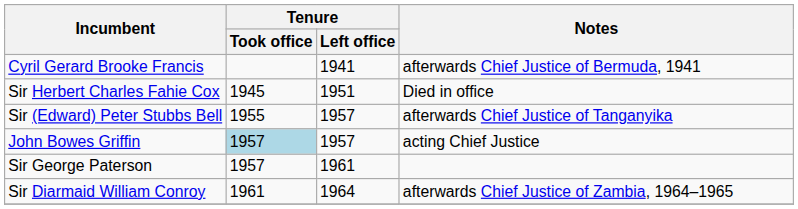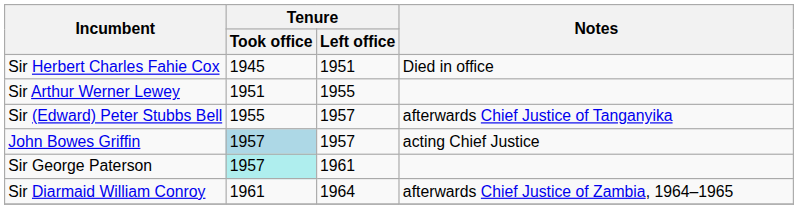- row: (106, 66)
+ row: (94, 91)
(247, 166) no background -> (247, 166) paleturquoise background
